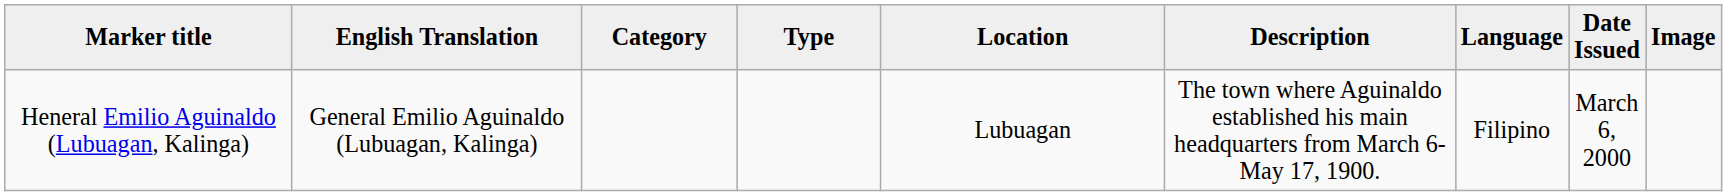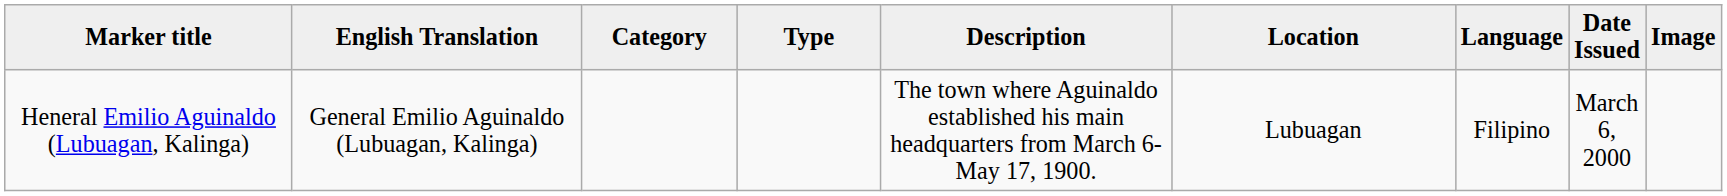columns swapped: (1310, 37) <-> (1023, 37)
